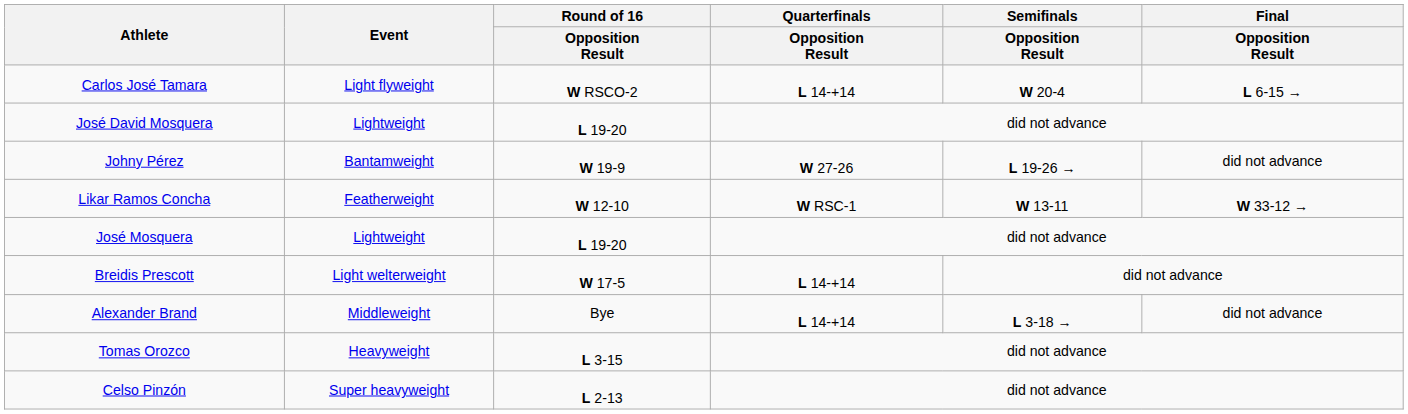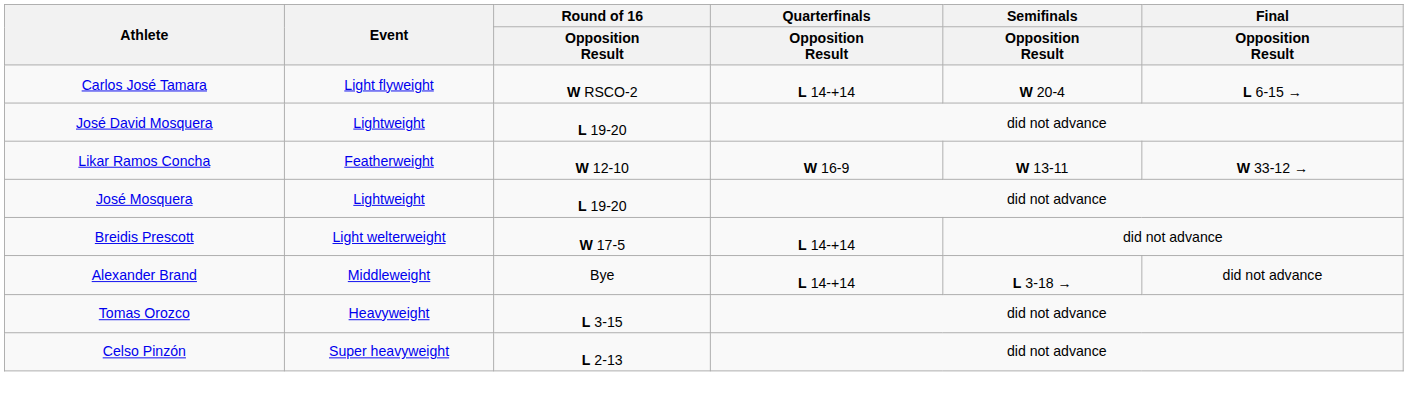- row: (144, 161)
(827, 207) W RSC-1 -> (827, 169) W 16-9
